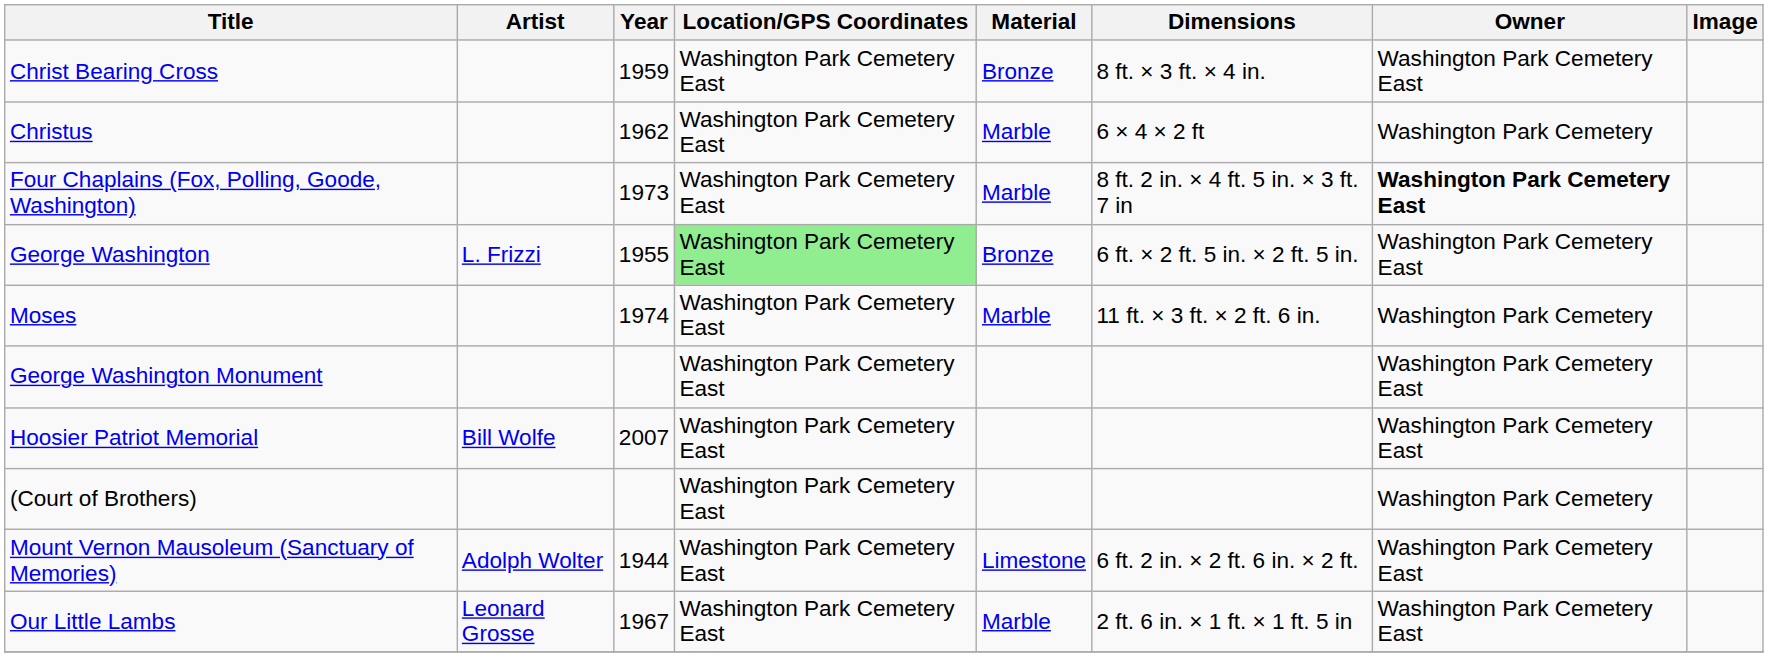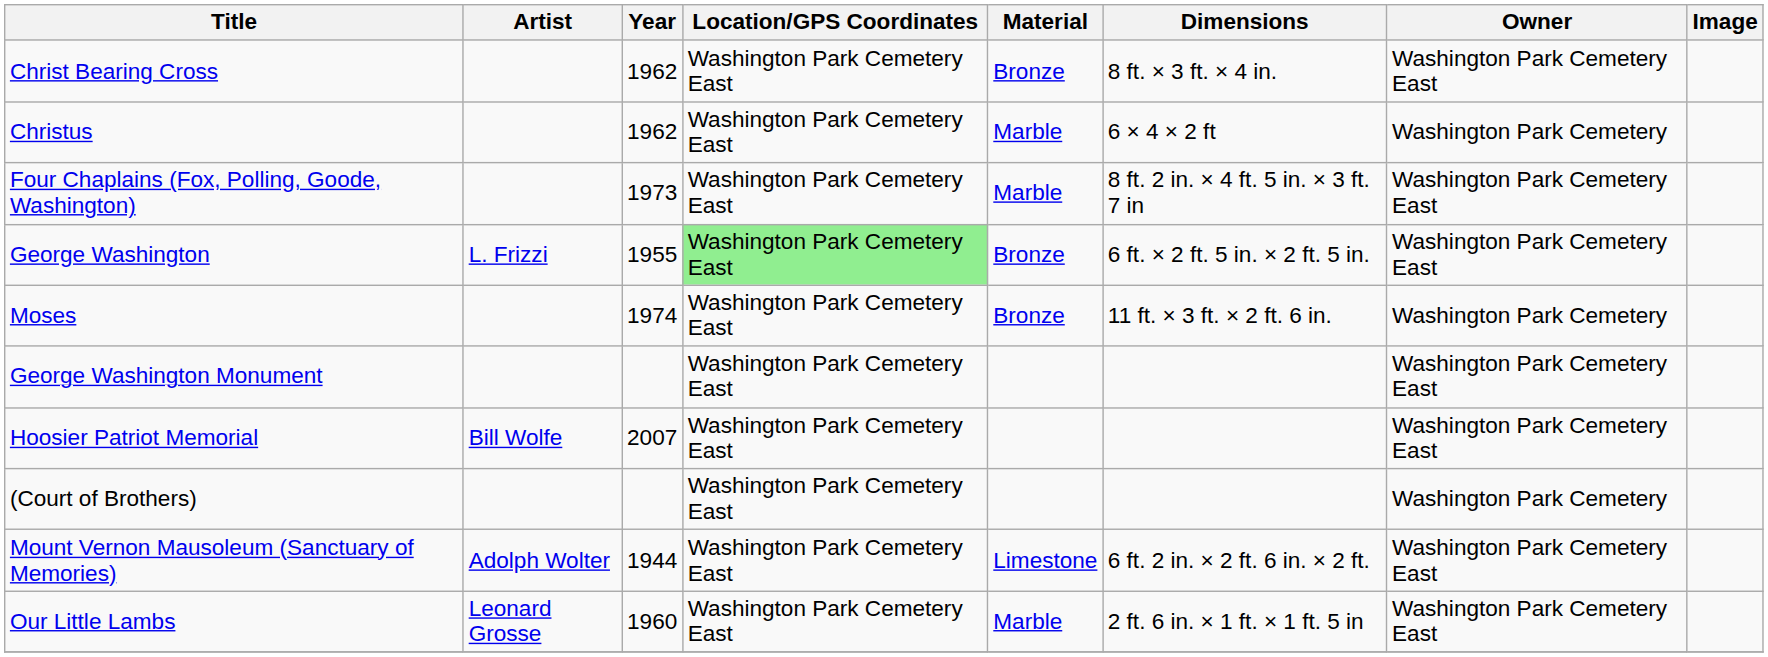(644, 70) 1959 -> (652, 70) 1962
(1524, 193) bold -> (1530, 193) normal
(1016, 315) Marble -> (1029, 315) Bronze
(644, 621) 1967 -> (652, 621) 1960
